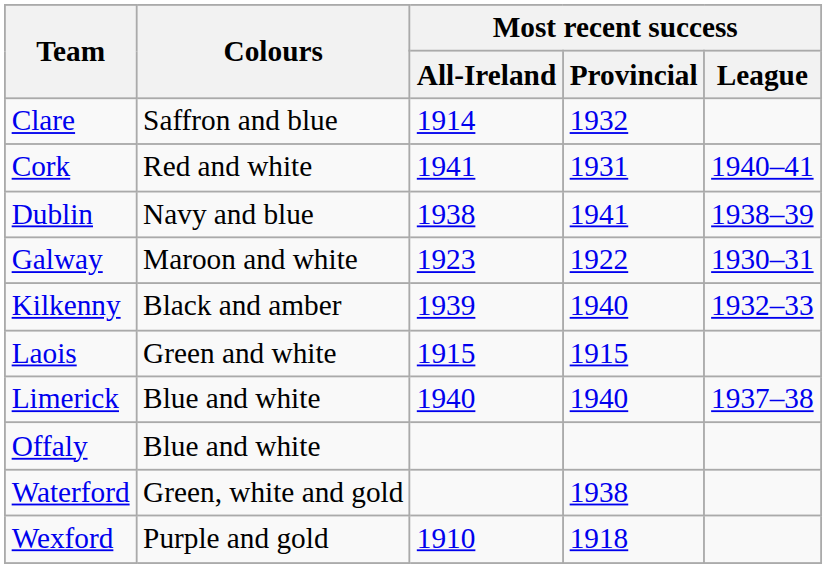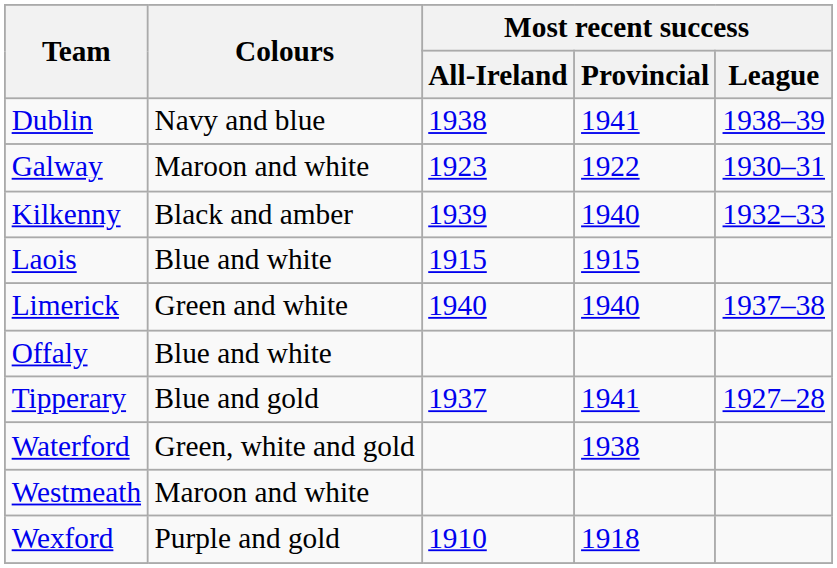- row: (43, 120)
- row: (41, 167)
(240, 352) Green and white -> (243, 259) Blue and white
(232, 399) Blue and white -> (251, 306) Green and white
+ row: (69, 399)
+ row: (76, 492)
